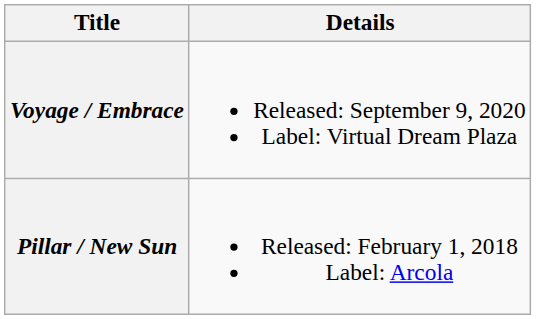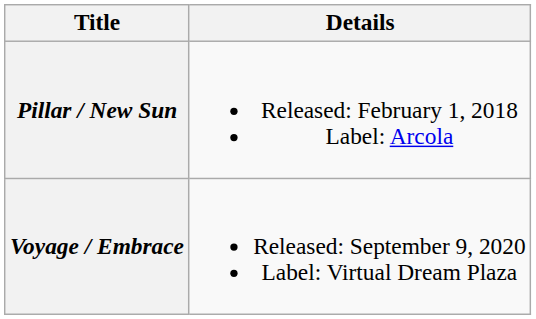rows swapped: (97, 246) <-> (97, 109)
